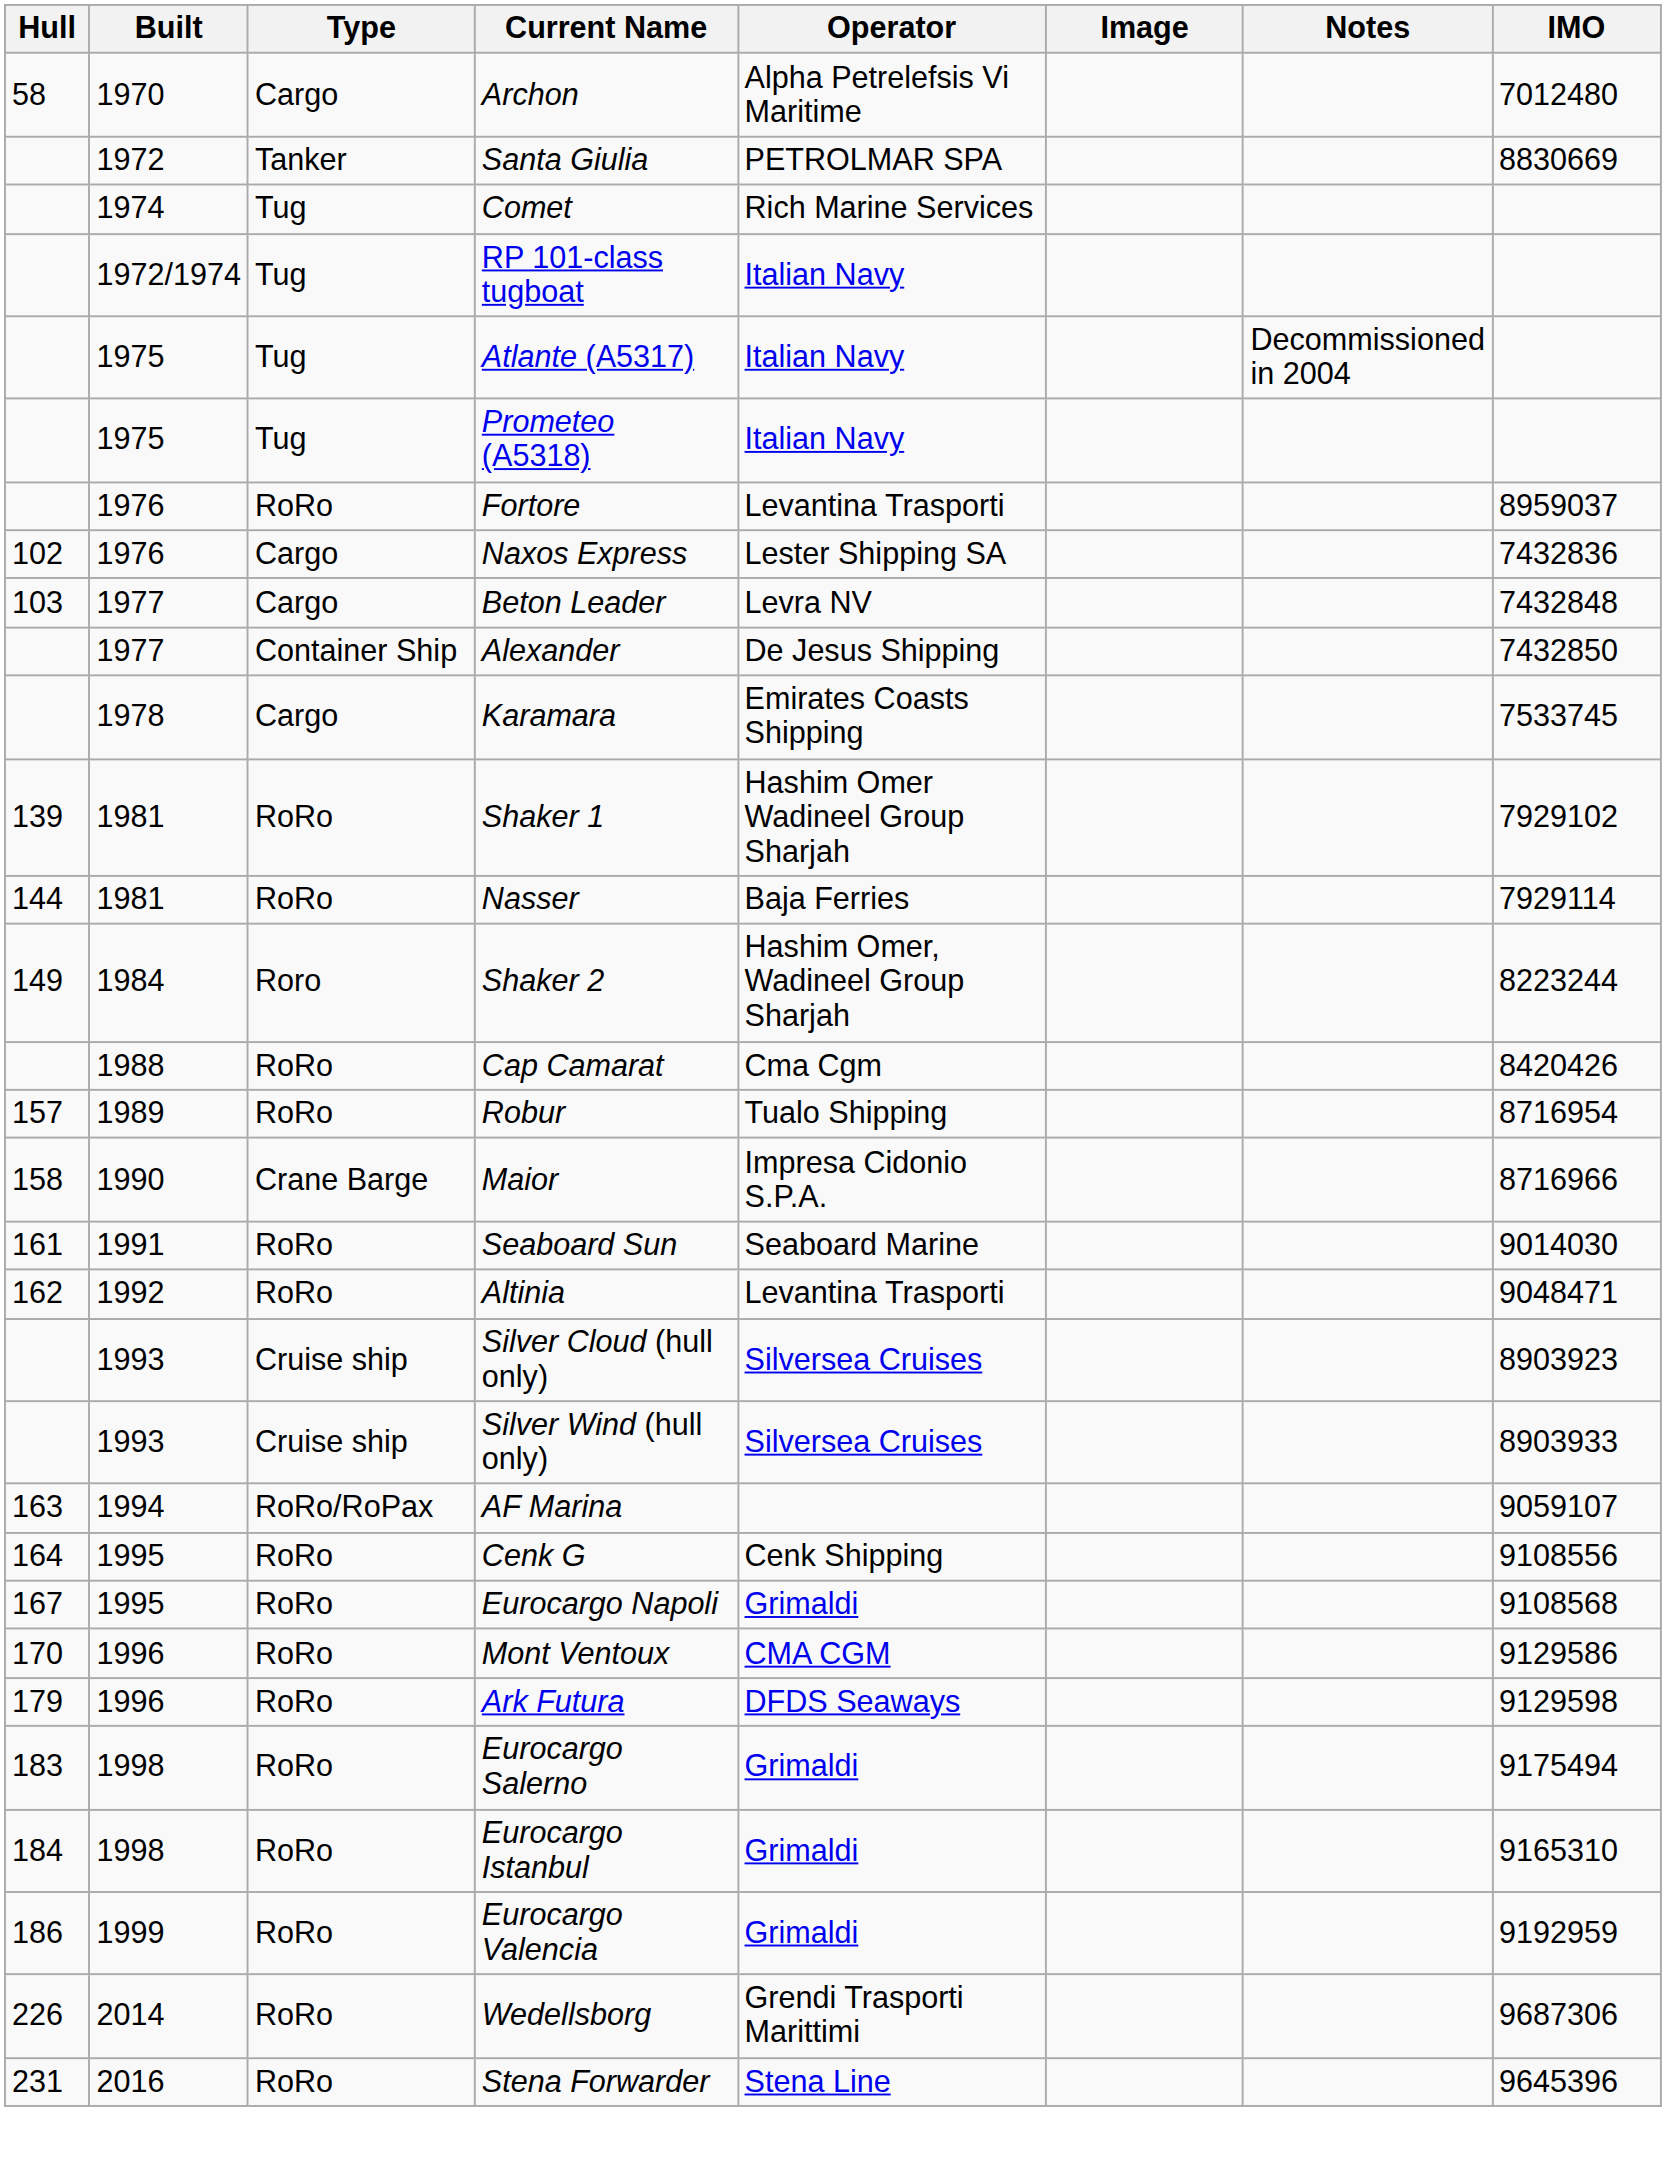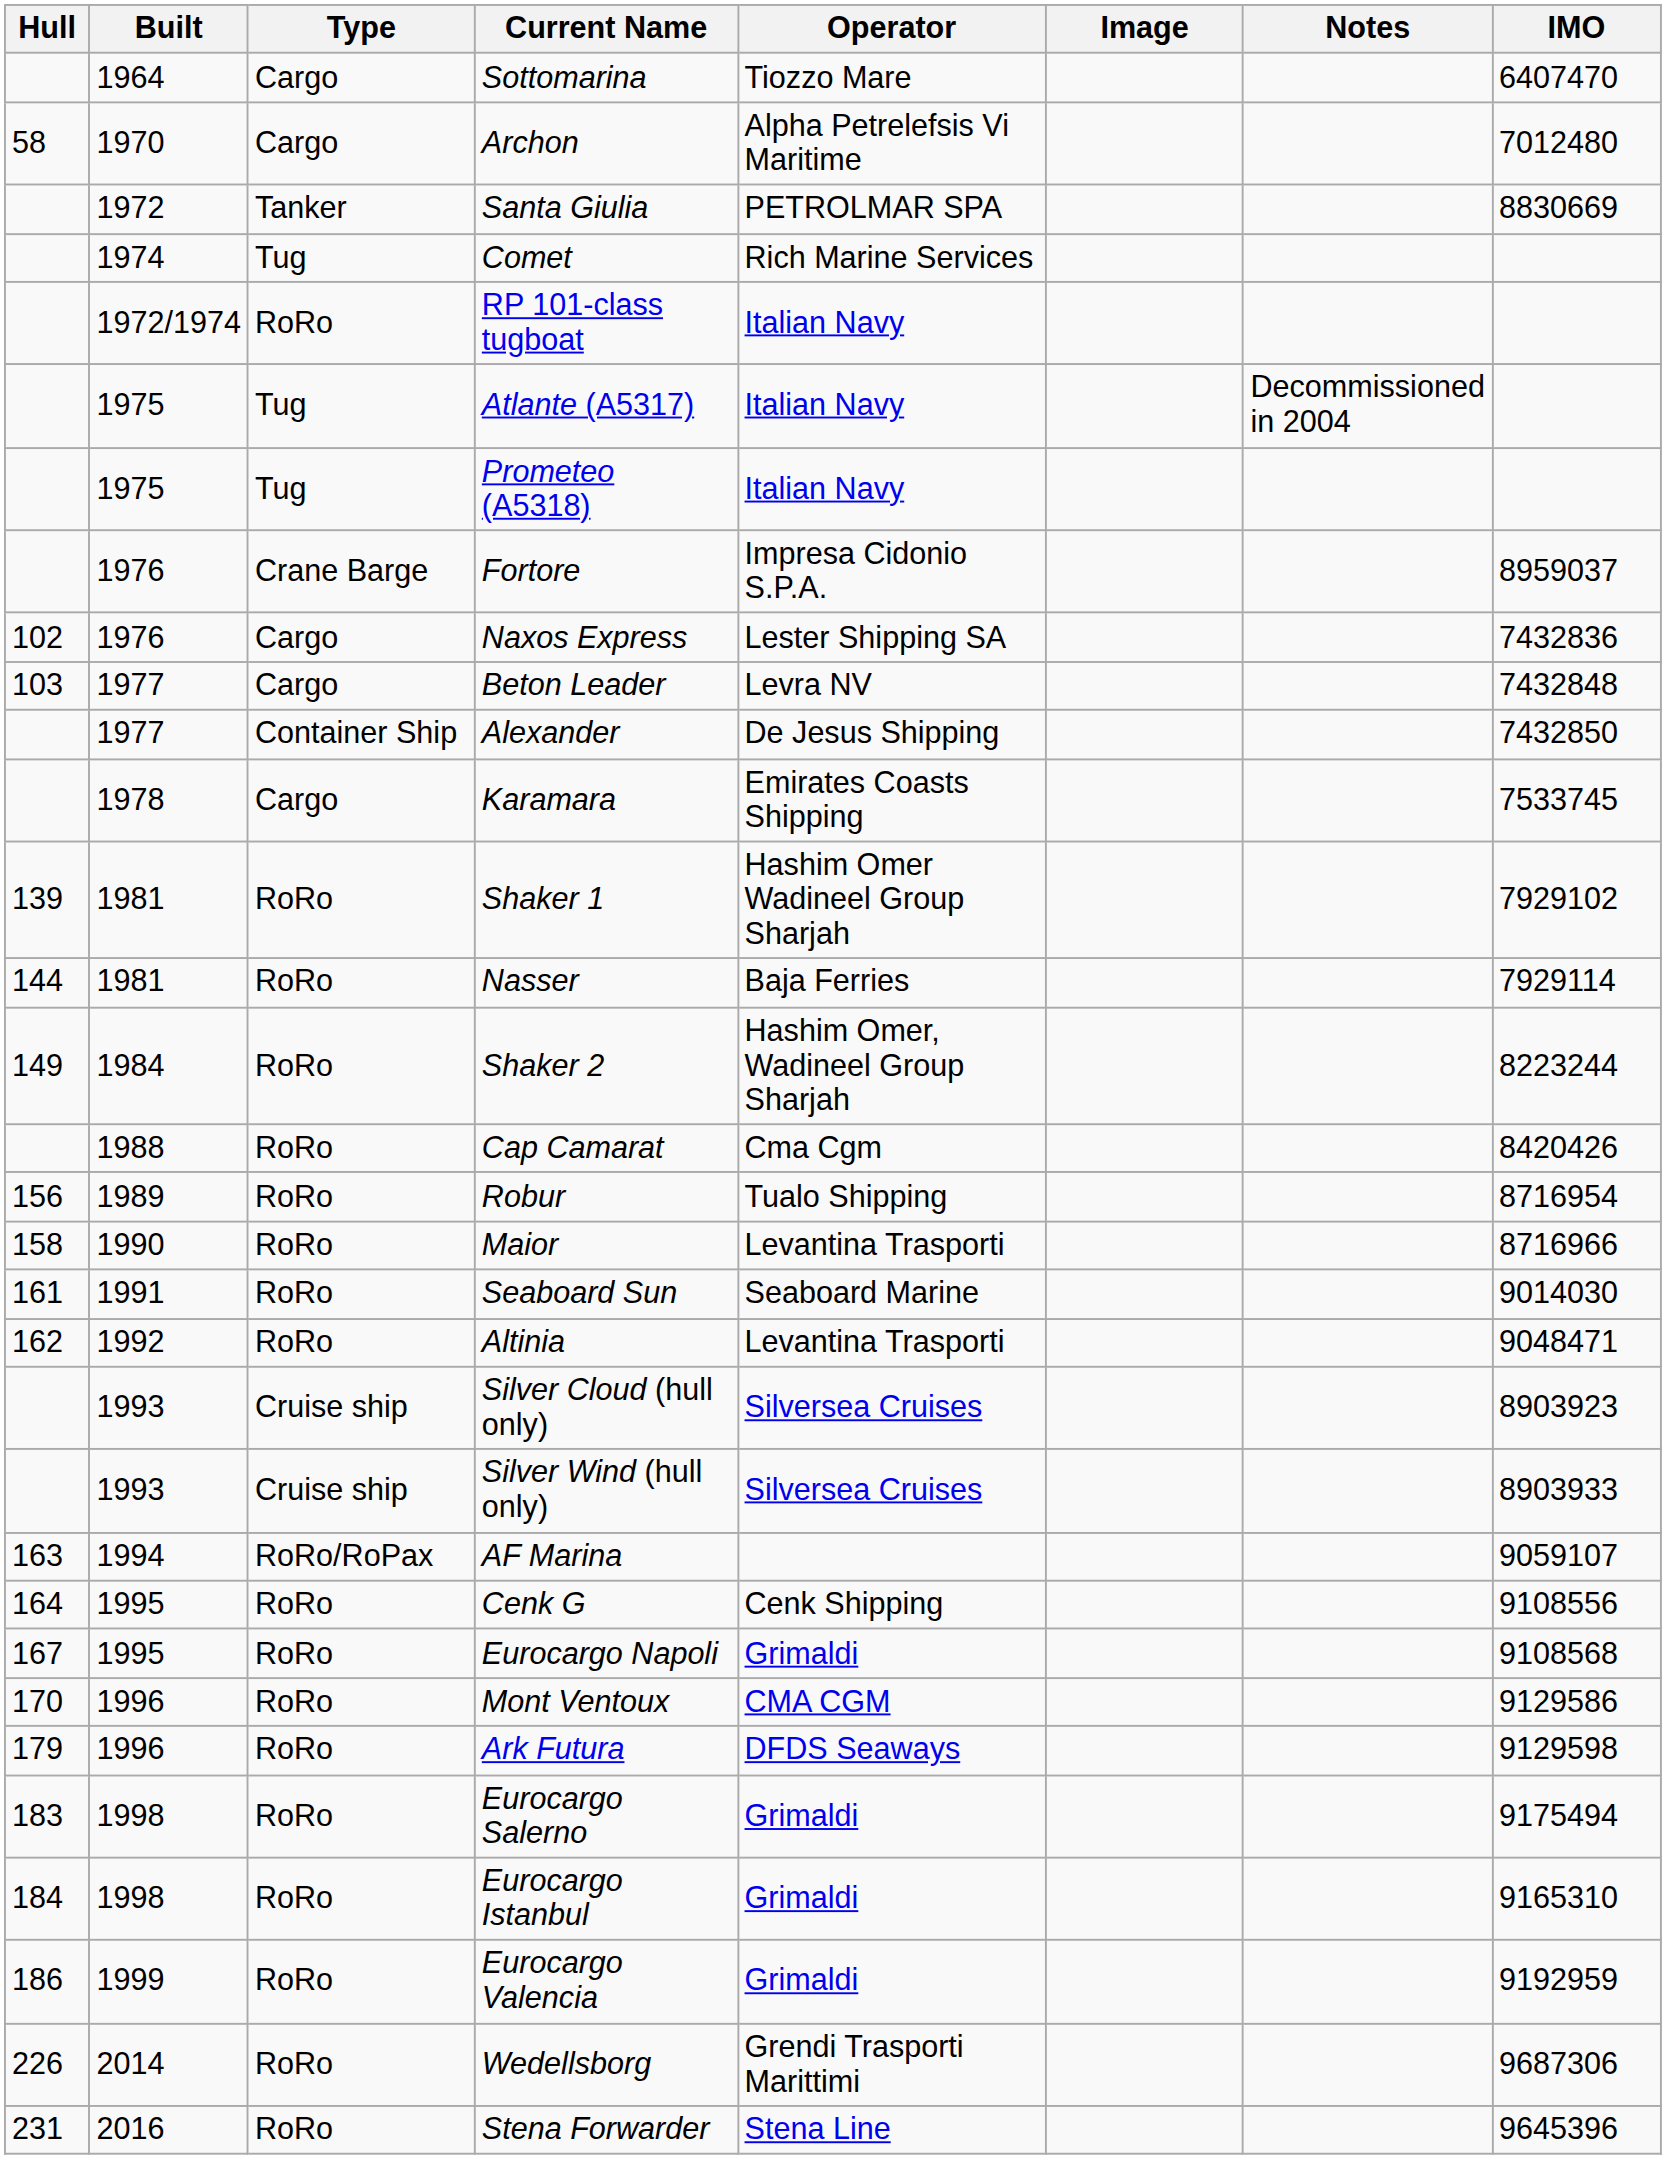+ row: (564, 77)
(281, 274) Tug -> (294, 322) RoRo
(294, 505) RoRo -> (342, 571) Crane Barge
(874, 505) Levantina Trasporti -> (856, 571) Impresa Cidonio S.P.A.
(288, 982) Roro -> (294, 1065) RoRo
(37, 1113) 157 -> (37, 1196) 156
(342, 1179) Crane Barge -> (294, 1244) RoRo
(856, 1179) Impresa Cidonio S.P.A. -> (874, 1244) Levantina Trasporti
